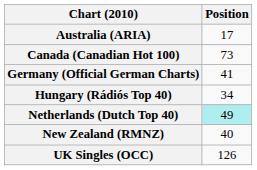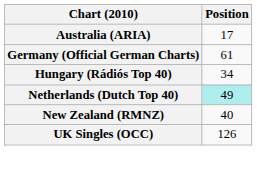- row: (103, 54)
(227, 74) 41 -> (227, 54) 61
